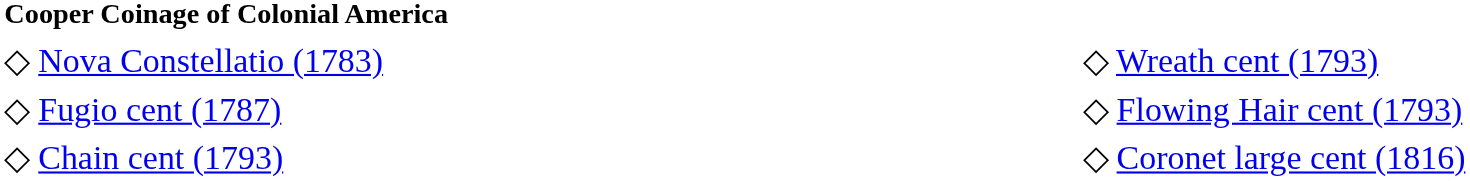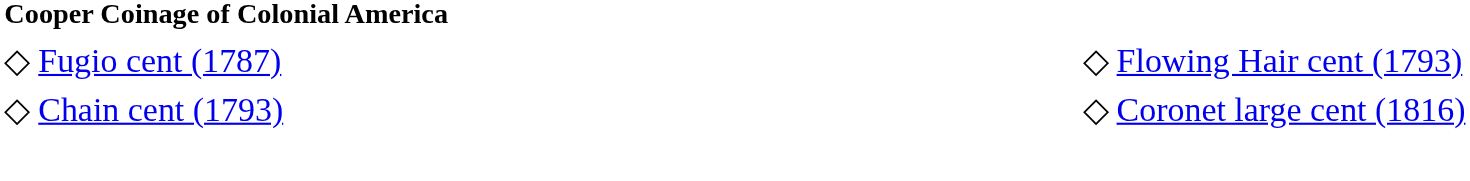- row: (194, 60)
